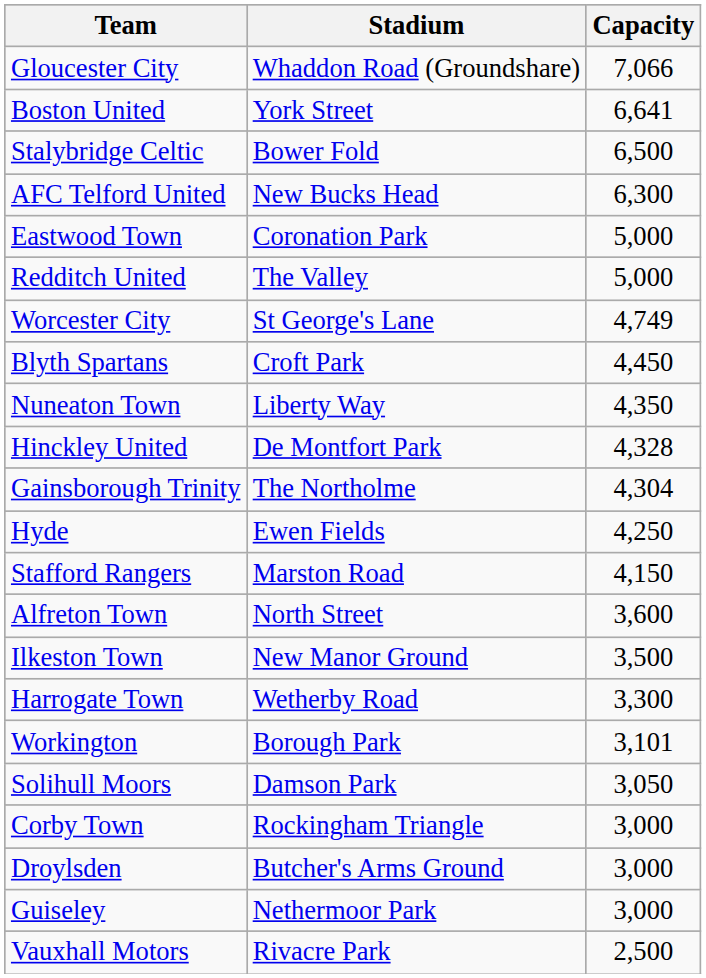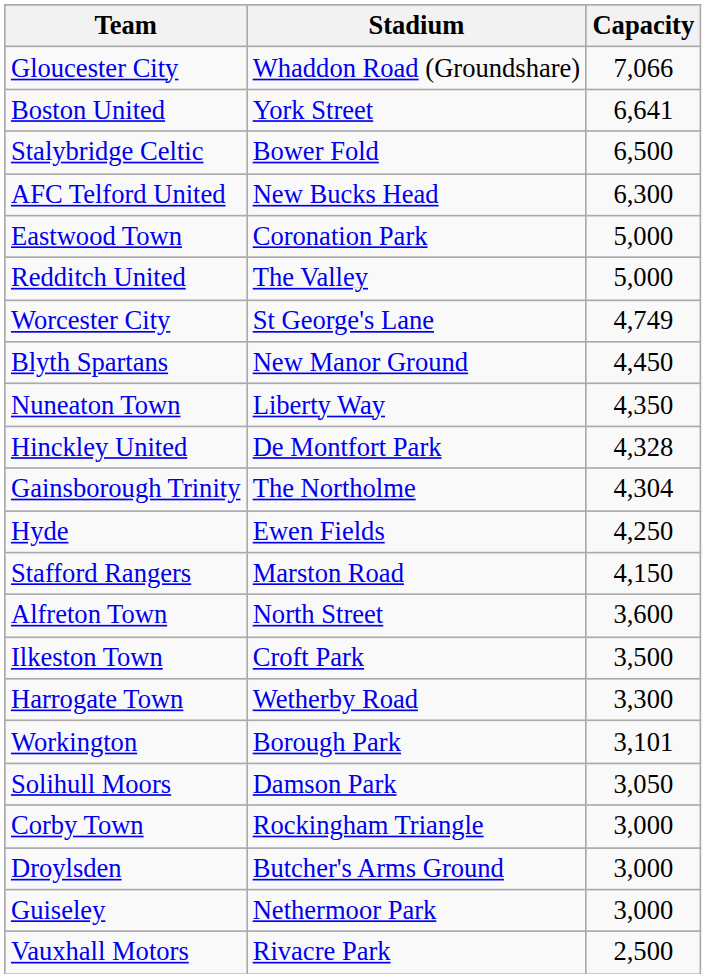(308, 362) Croft Park -> (360, 362) New Manor Ground
(360, 657) New Manor Ground -> (308, 657) Croft Park
